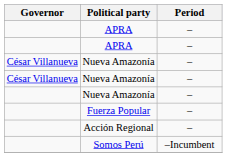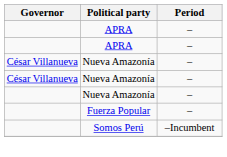- row: (42, 128)
